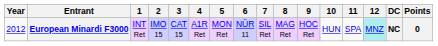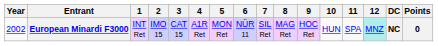(16, 29) 2012 -> (16, 29) 2002
